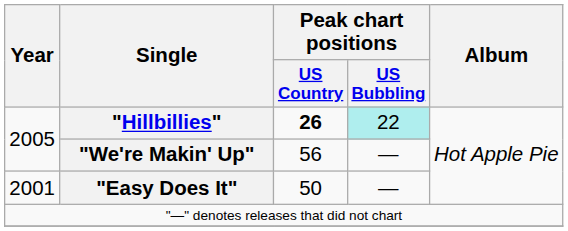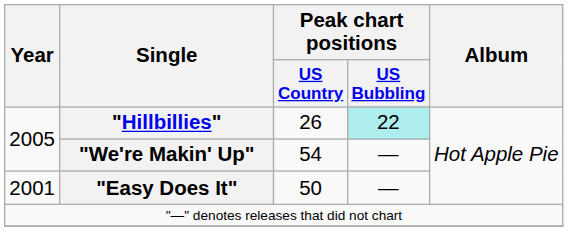(311, 122) bold -> (311, 122) normal
(311, 155) 56 -> (311, 155) 54
